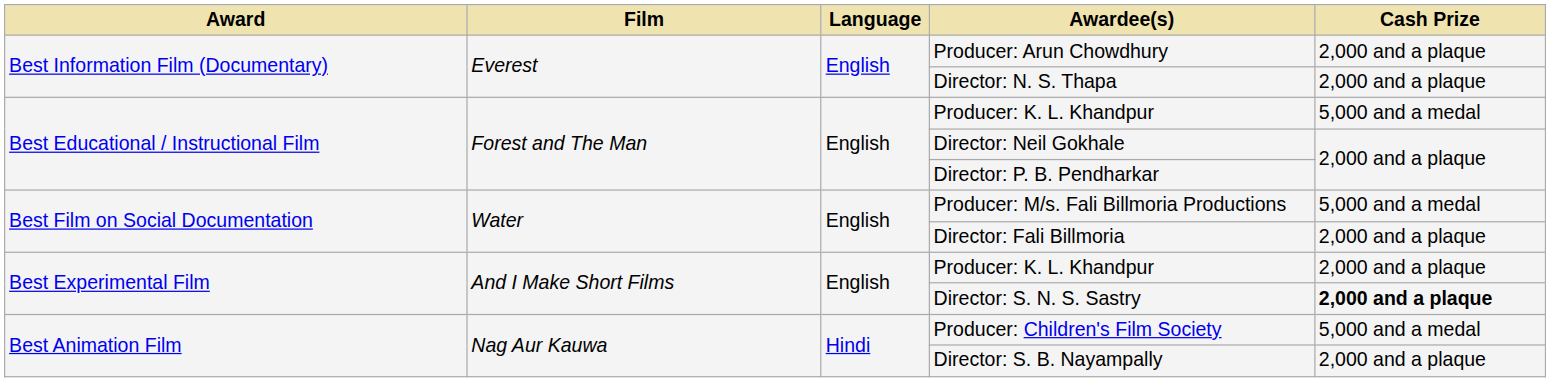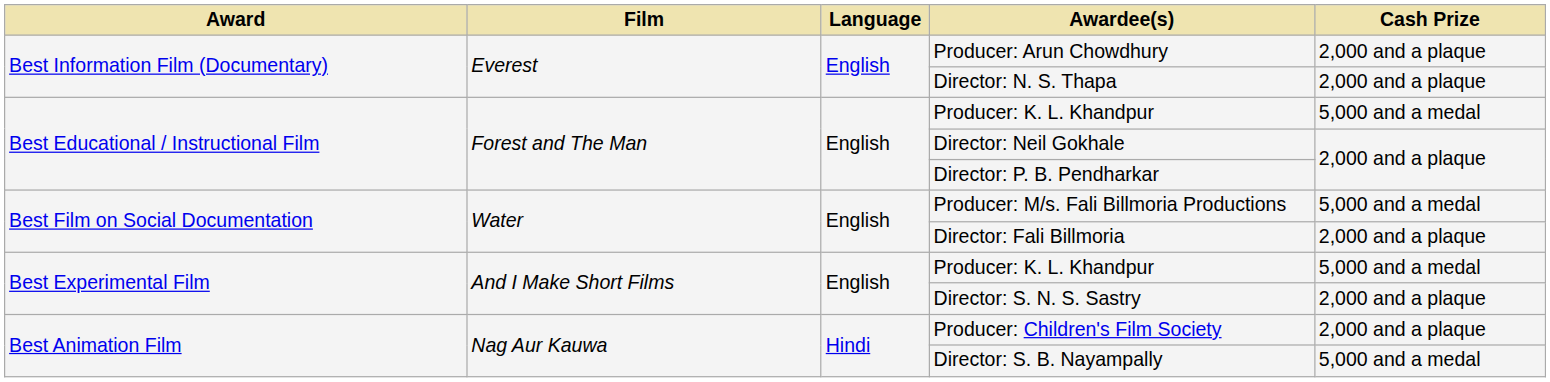(1402, 267) 2,000 and a plaque -> (1400, 267) 5,000 and a medal
(1406, 298) bold -> (1402, 298) normal
(1400, 329) 5,000 and a medal -> (1402, 329) 2,000 and a plaque
(1402, 360) 2,000 and a plaque -> (1400, 360) 5,000 and a medal
